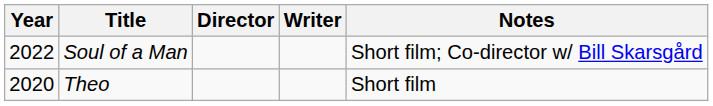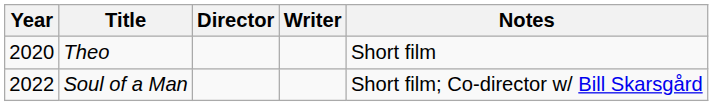rows swapped: (86, 84) <-> (126, 52)
